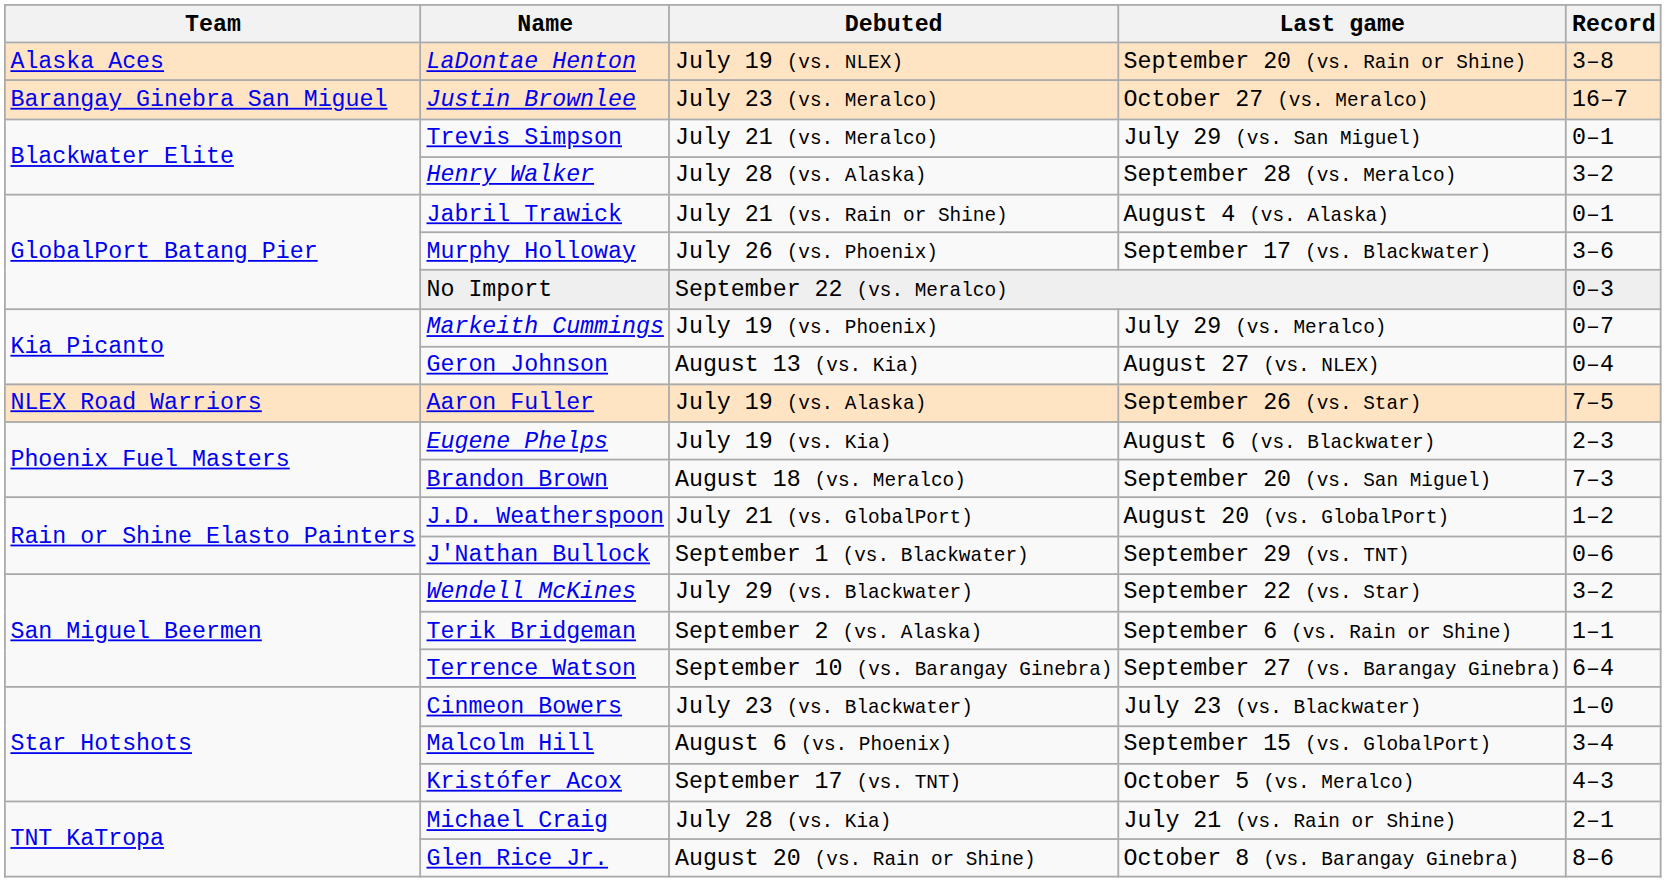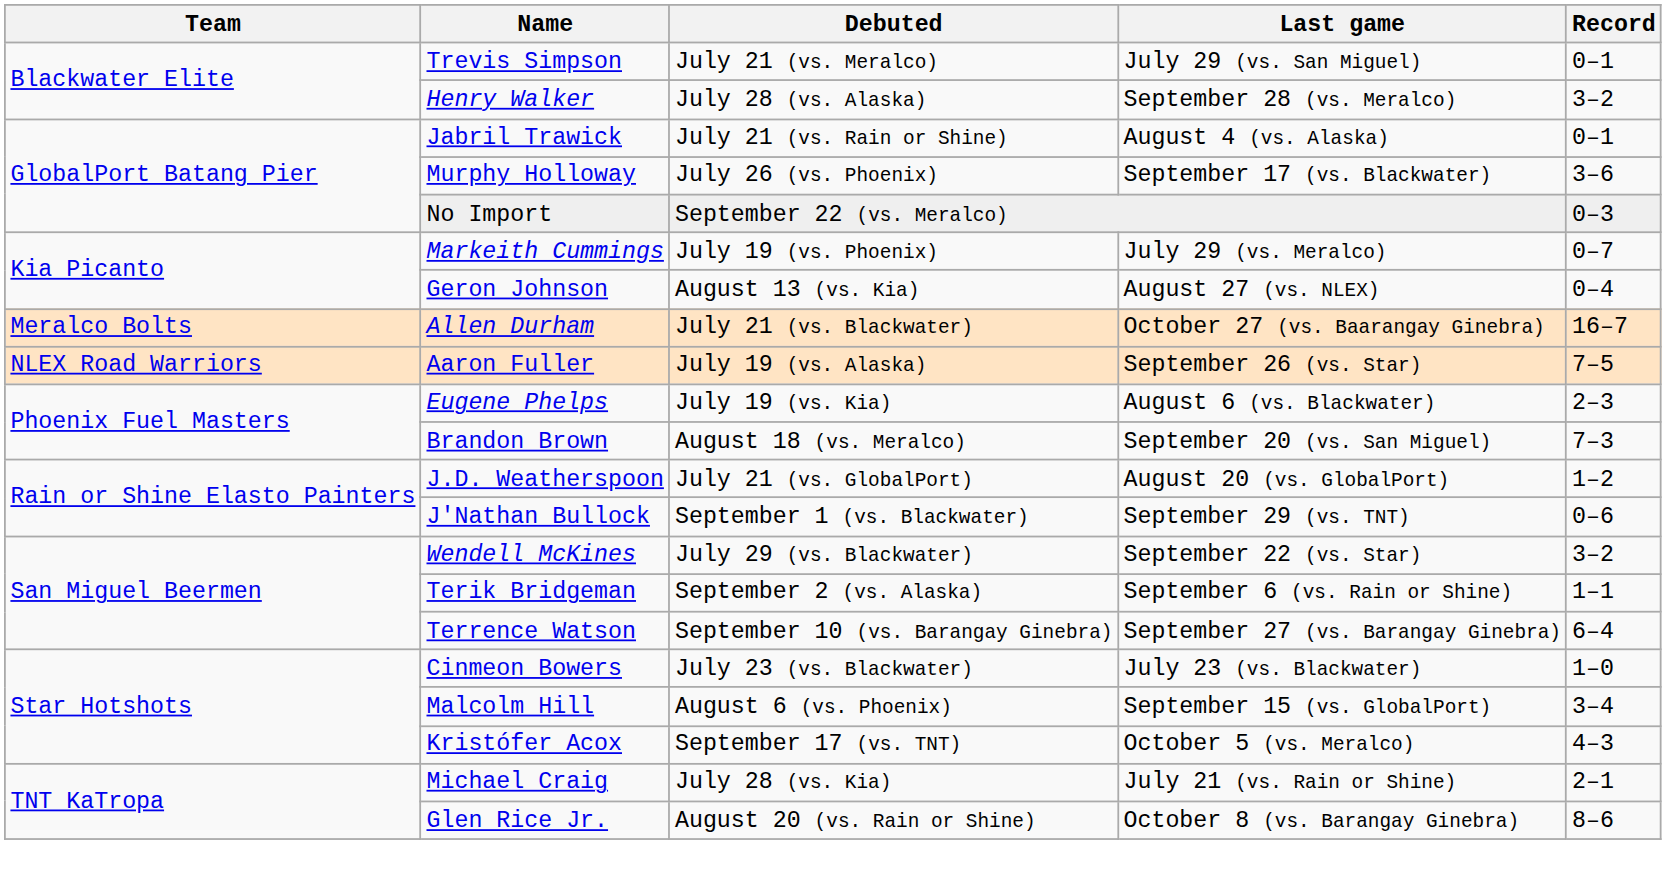- row: (531, 62)
- row: (531, 100)
+ row: (510, 327)
